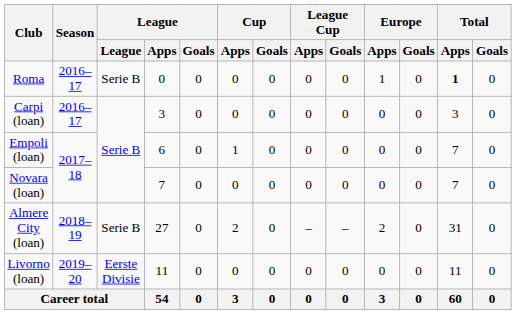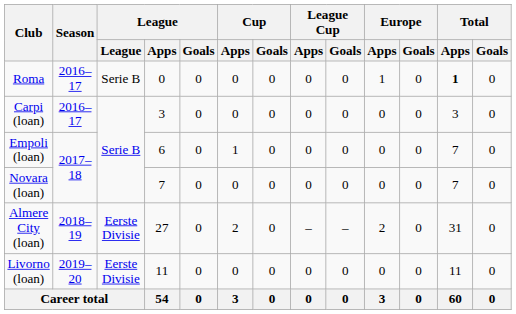(121, 228) Serie B -> (121, 228) Eerste Divisie
